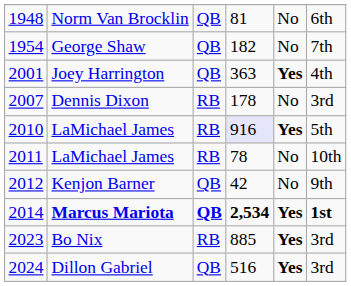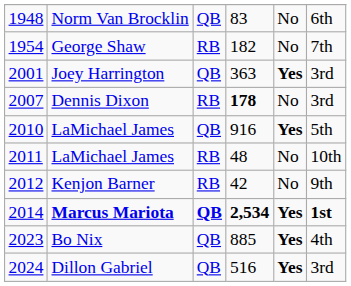(239, 18) 81 -> (239, 18) 83
(209, 45) QB -> (208, 45) RB
(322, 73) 4th -> (322, 73) 3rd
(243, 101) normal -> (243, 101) bold
(208, 128) RB -> (209, 128) QB
(243, 128) lavender background -> (243, 128) no background
(239, 156) 78 -> (239, 156) 48
(209, 184) QB -> (208, 184) RB
(208, 239) RB -> (209, 239) QB
(322, 239) 3rd -> (322, 239) 4th
